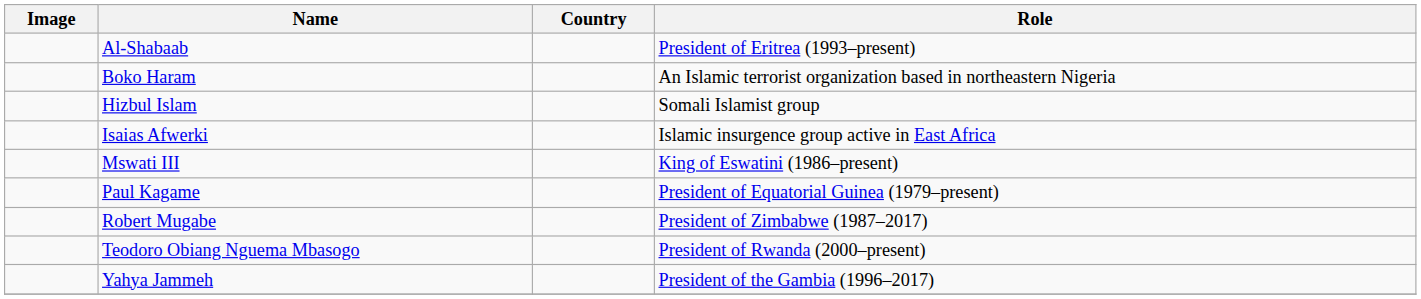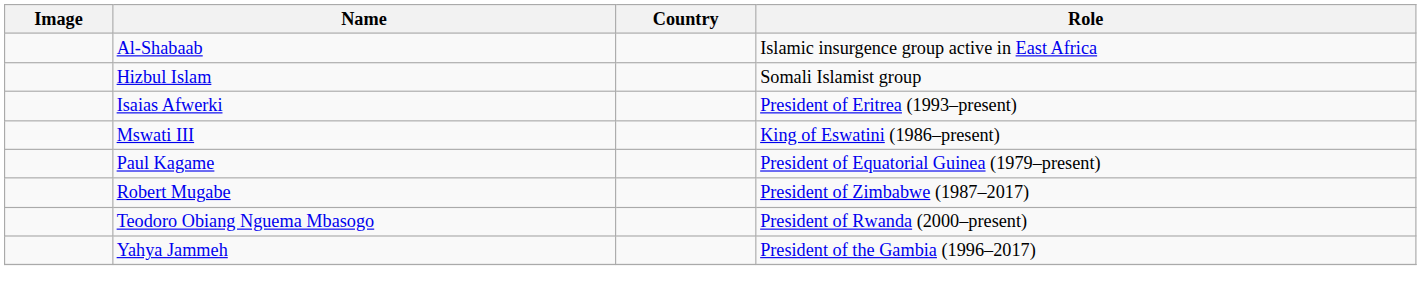(787, 47) President of Eritrea (1993–present) -> (929, 47) Islamic insurgence group active in East Africa
- row: (149, 76)
(827, 134) Islamic insurgence group active in East Africa -> (889, 105) President of Eritrea (1993–present)
